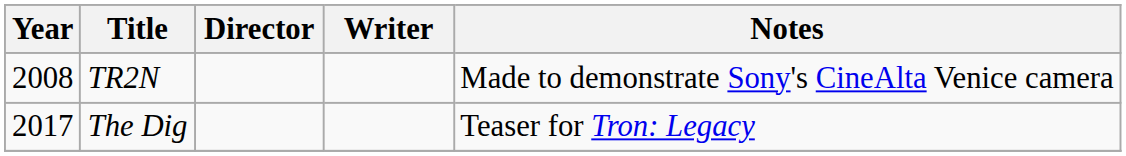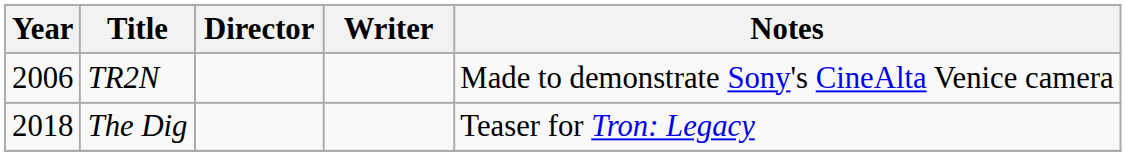(43, 77) 2008 -> (43, 77) 2006
(43, 126) 2017 -> (43, 126) 2018
